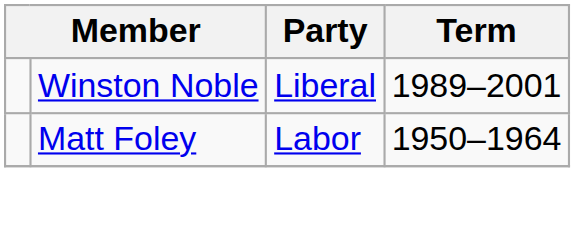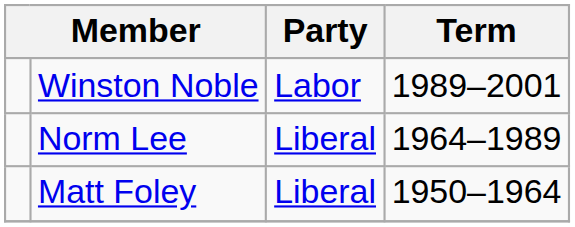(325, 85) Liberal -> (318, 85) Labor
+ row: (112, 138)
(318, 138) Labor -> (325, 192) Liberal
